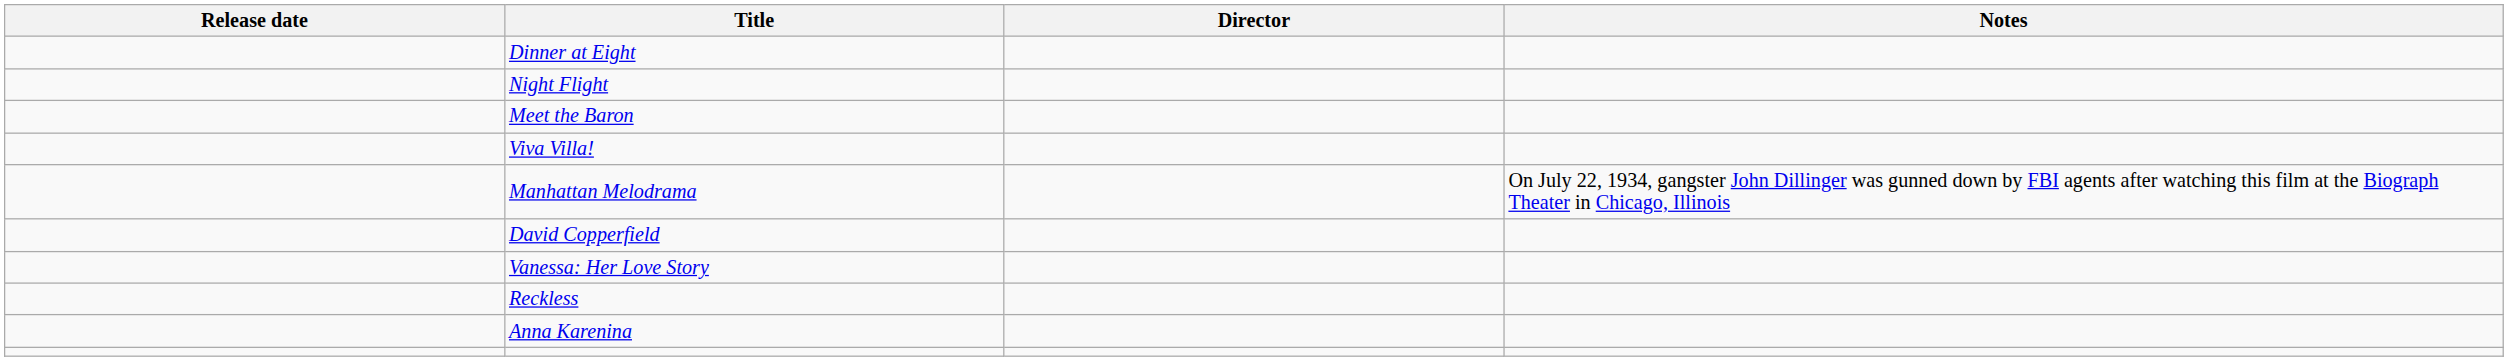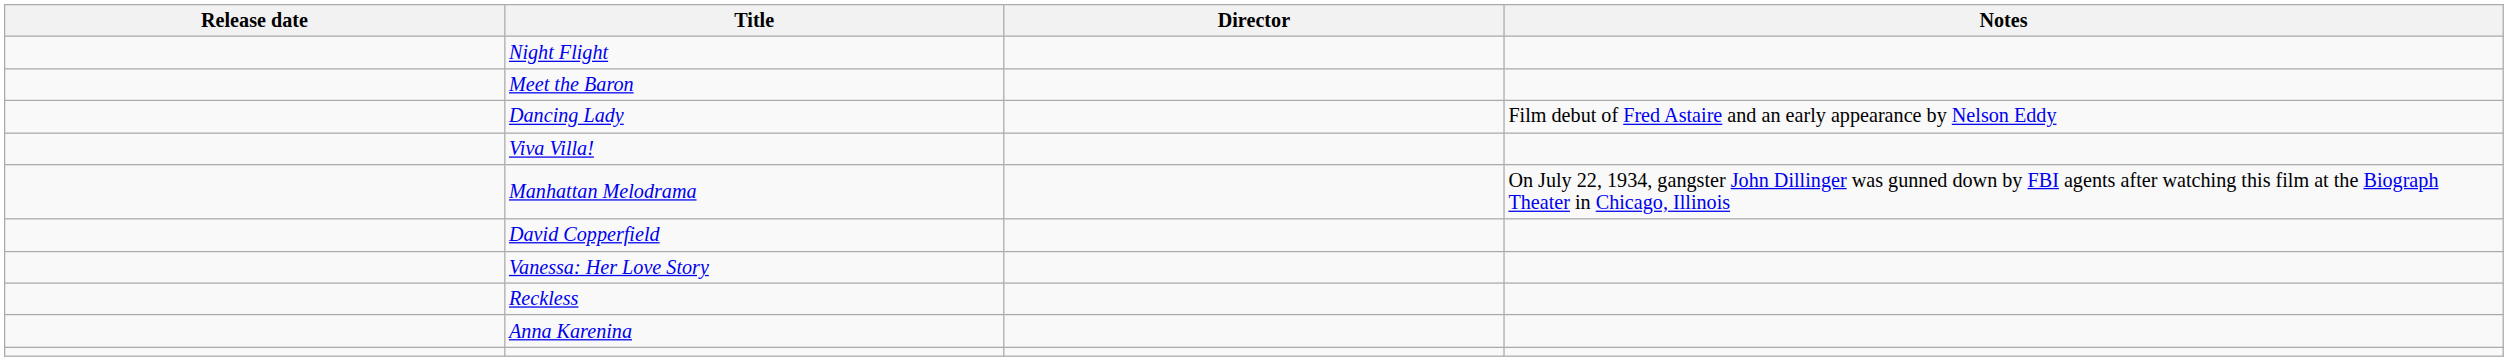- row: (572, 52)
+ row: (566, 116)
